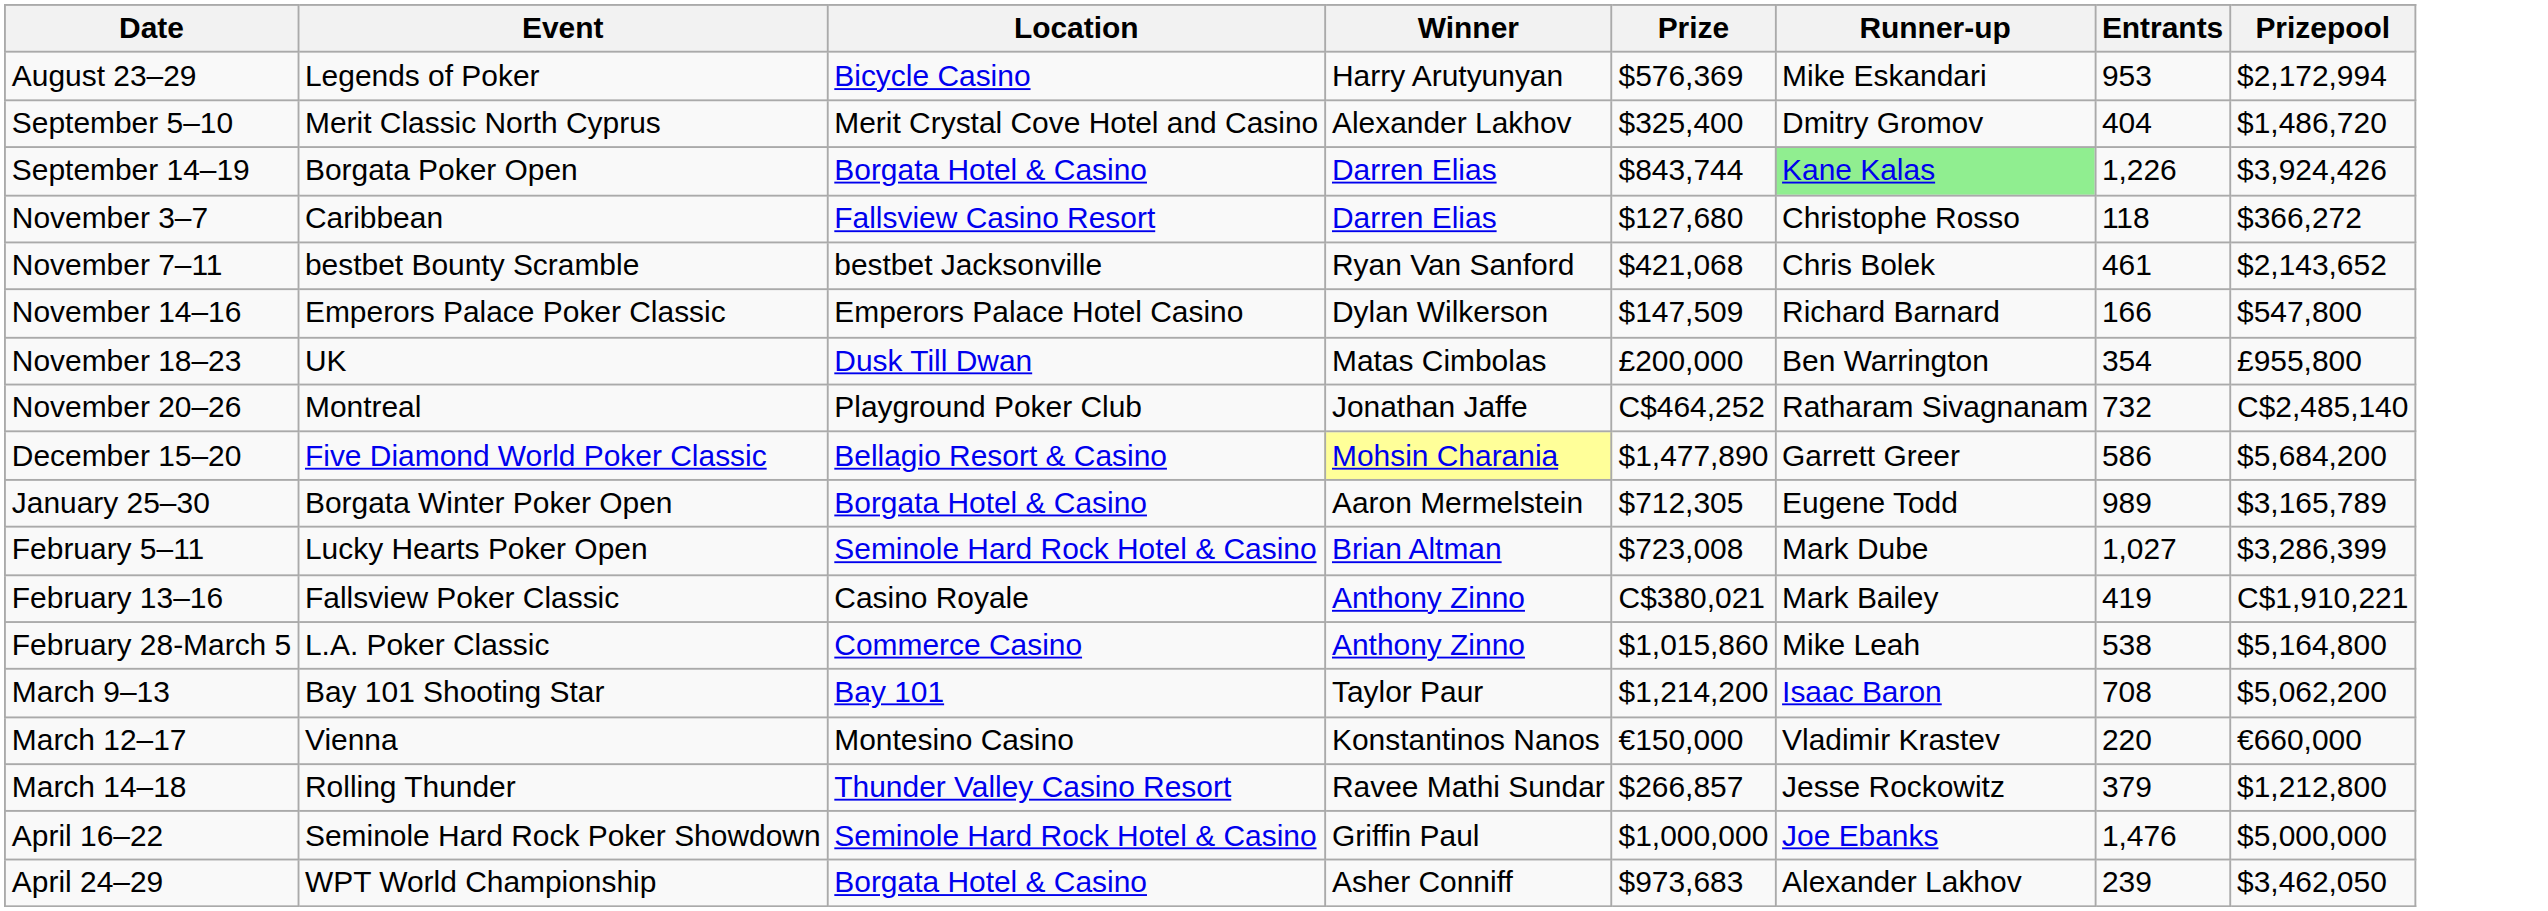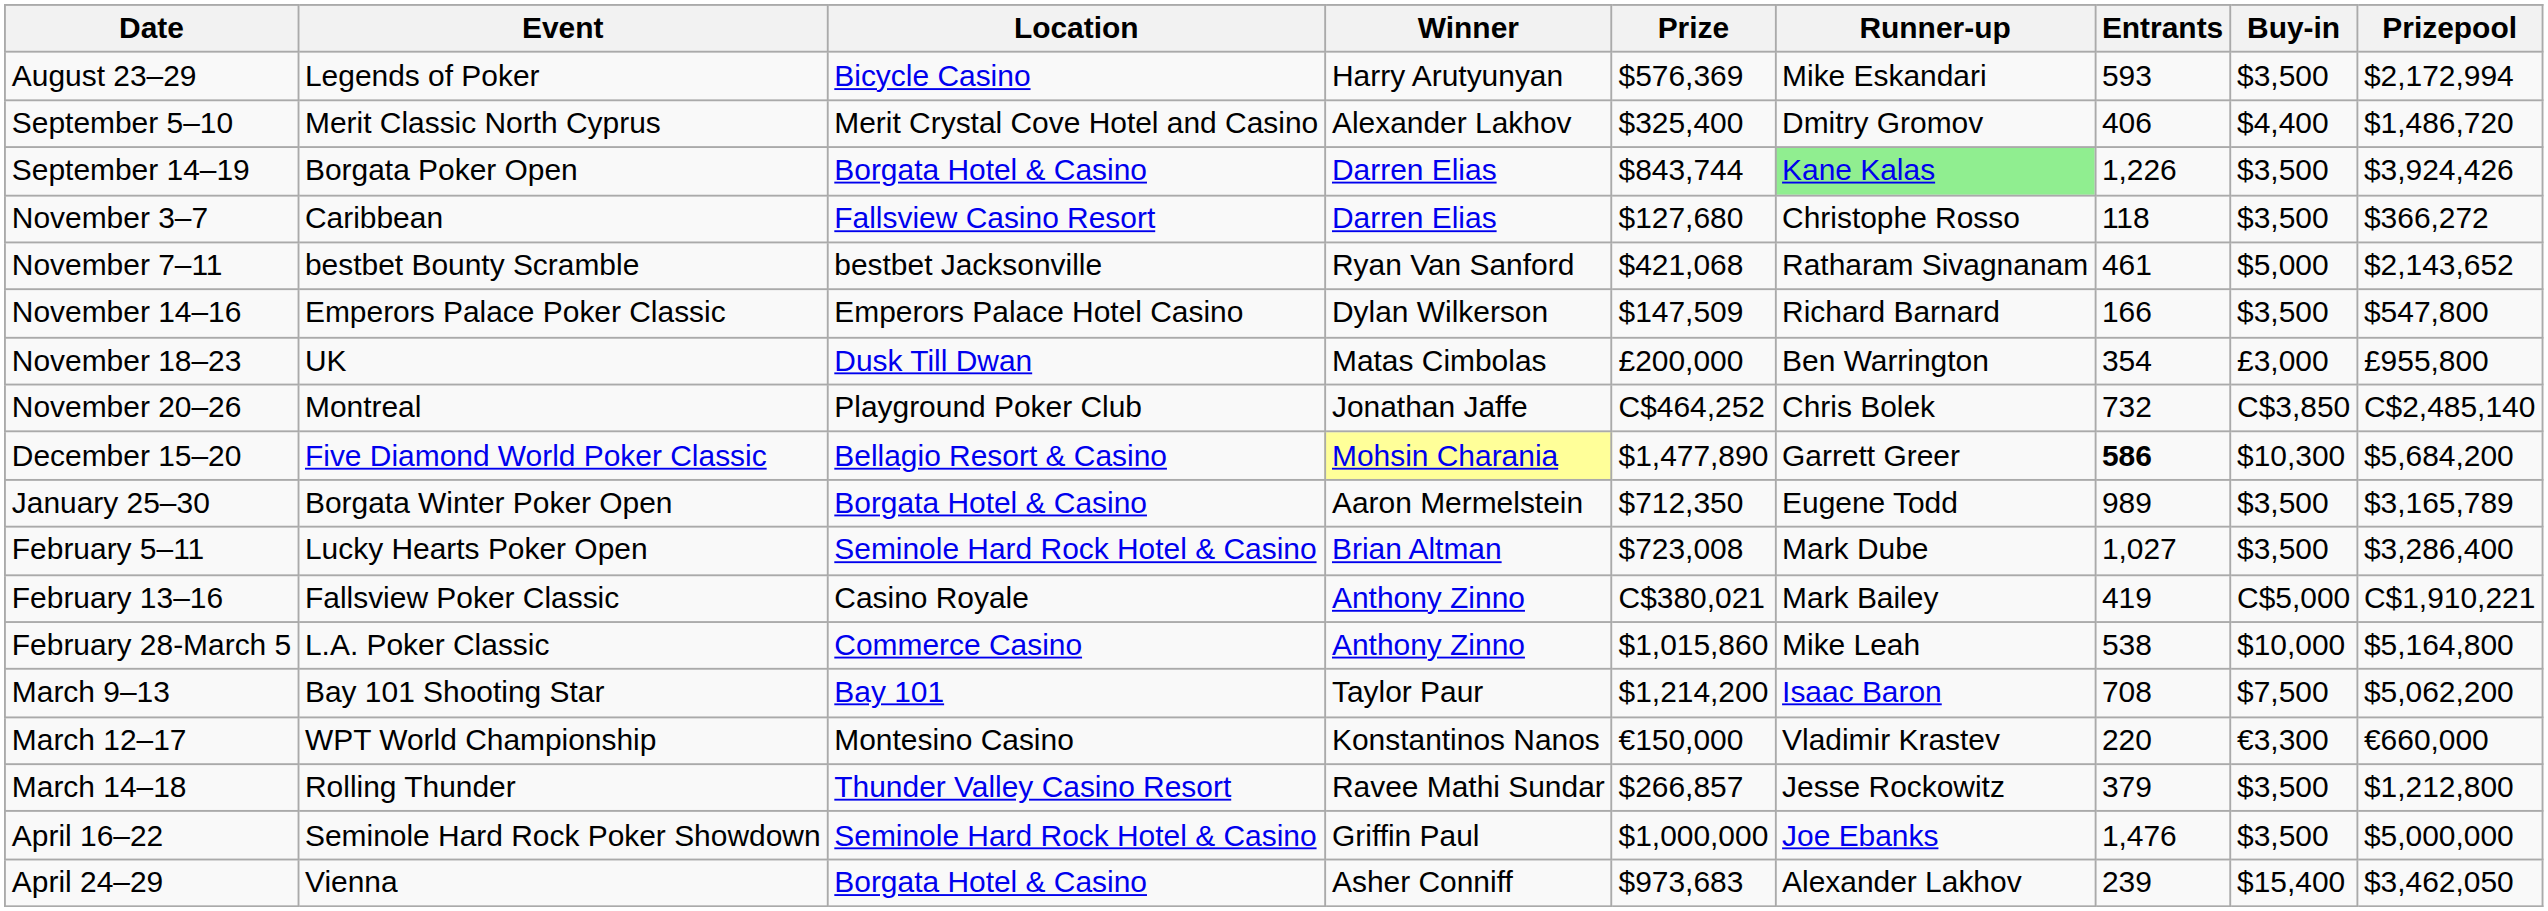+ column: (2294, 28)
(2127, 75) 953 -> (2127, 75) 593
(2127, 123) 404 -> (2127, 123) 406
(1859, 265) Chris Bolek -> (1935, 265) Ratharam Sivagnanam
(1935, 407) Ratharam Sivagnanam -> (1859, 407) Chris Bolek
(2127, 455) normal -> (2127, 455) bold
(1681, 502) $712,305 -> (1681, 502) $712,350
(2312, 550) $3,286,399 -> (2439, 550) $3,286,400
(351, 739) Vienna -> (481, 739) WPT World Championship
(481, 882) WPT World Championship -> (351, 882) Vienna
